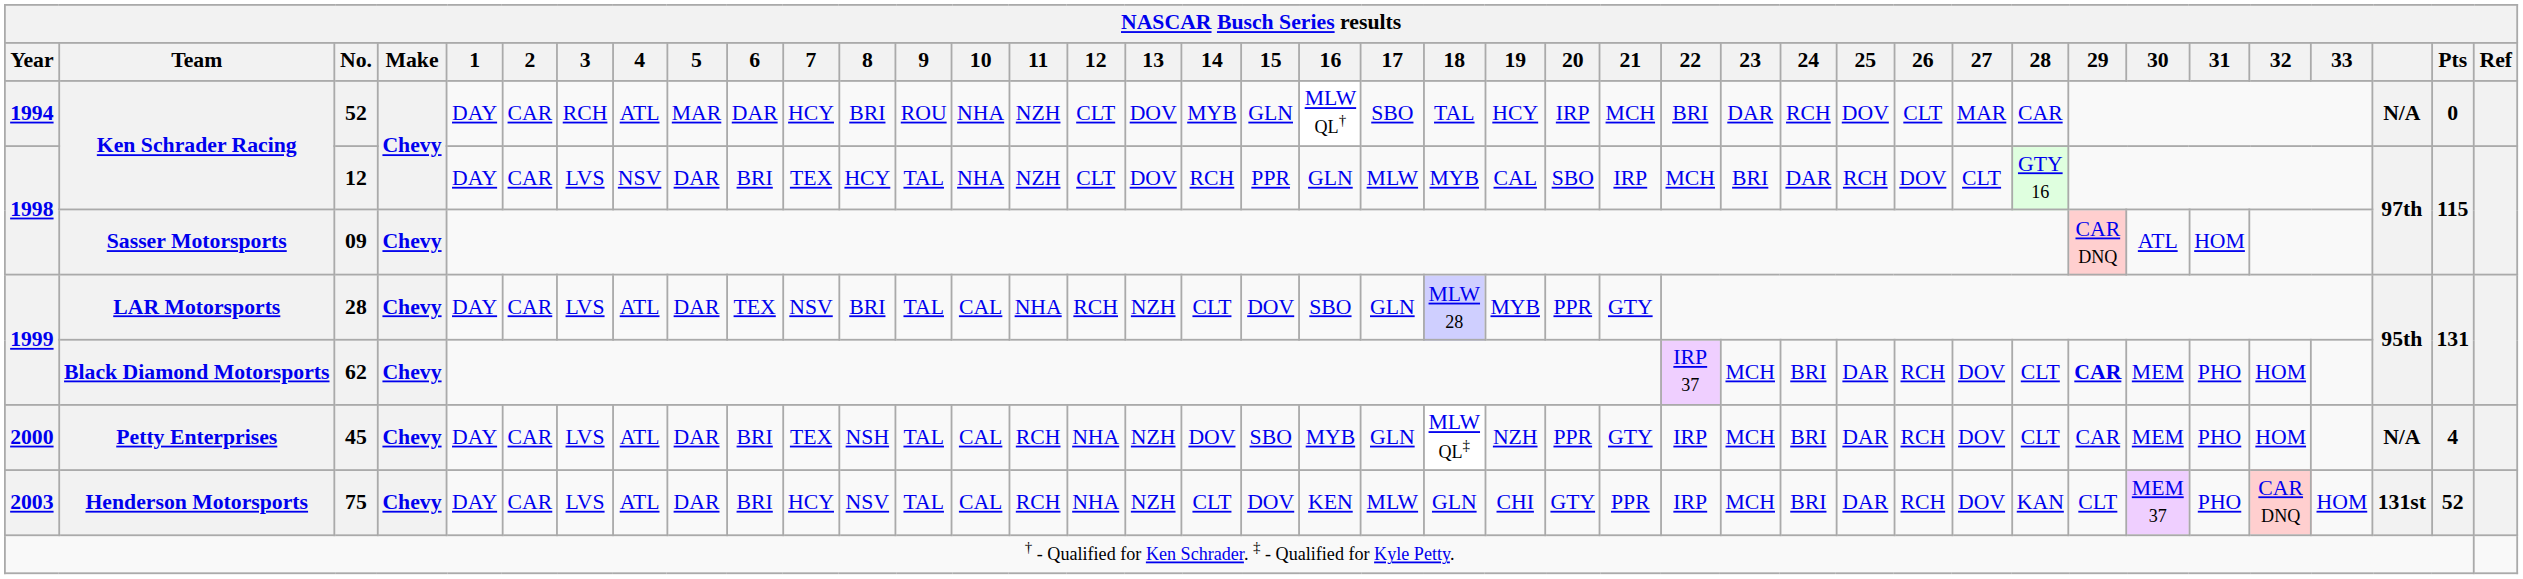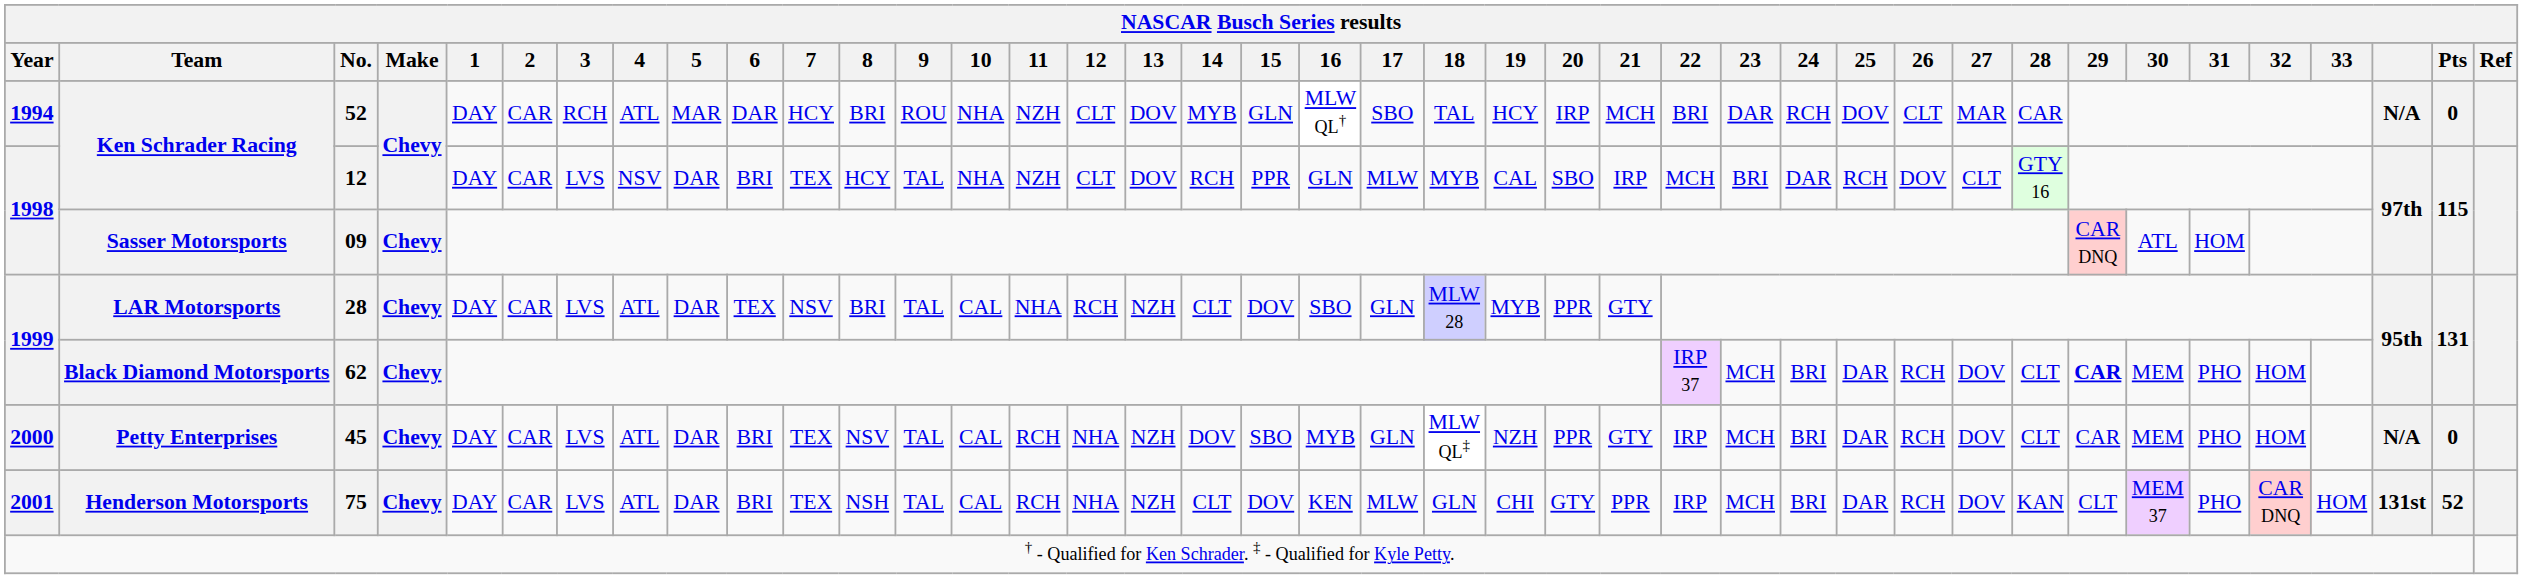(867, 436) NSH -> (867, 436) NSV
(2453, 436) 4 -> (2453, 436) 0
(32, 501) 2003 -> (32, 501) 2001
(811, 501) HCY -> (811, 501) TEX
(867, 501) NSV -> (867, 501) NSH
